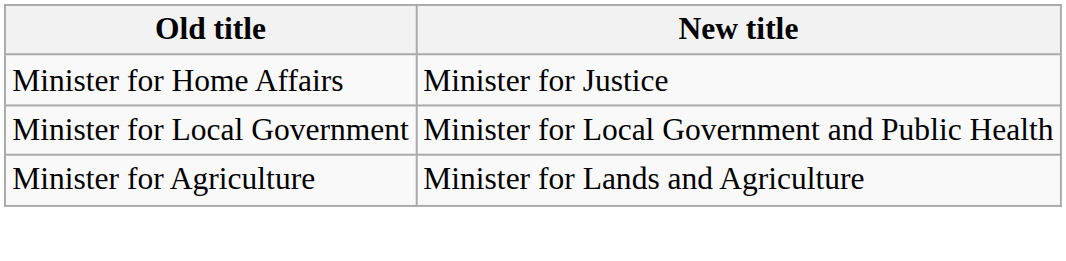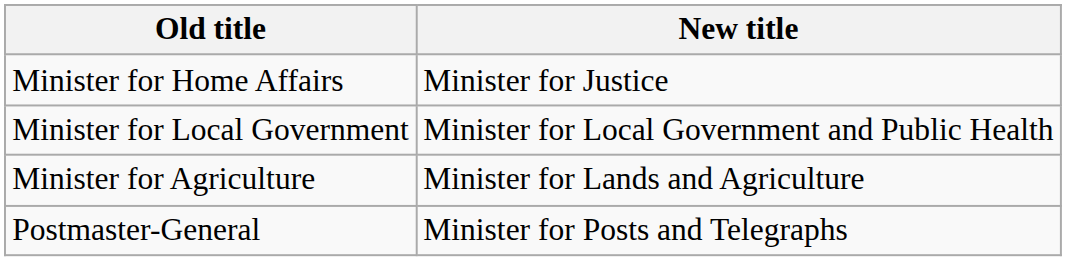+ row: (136, 229)
